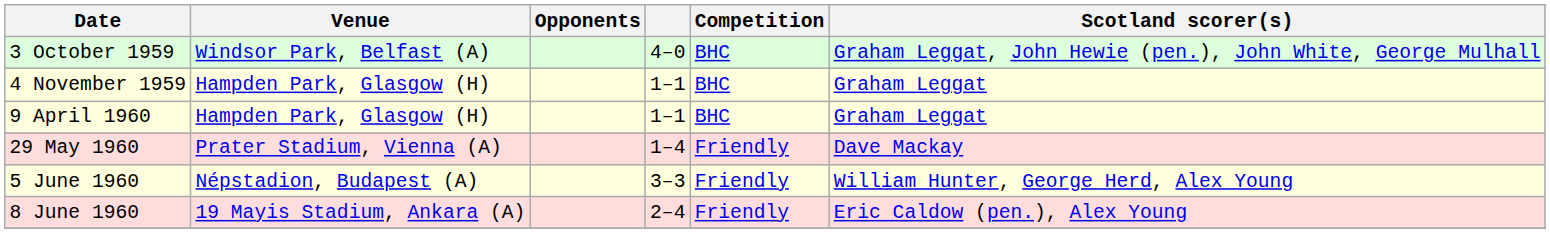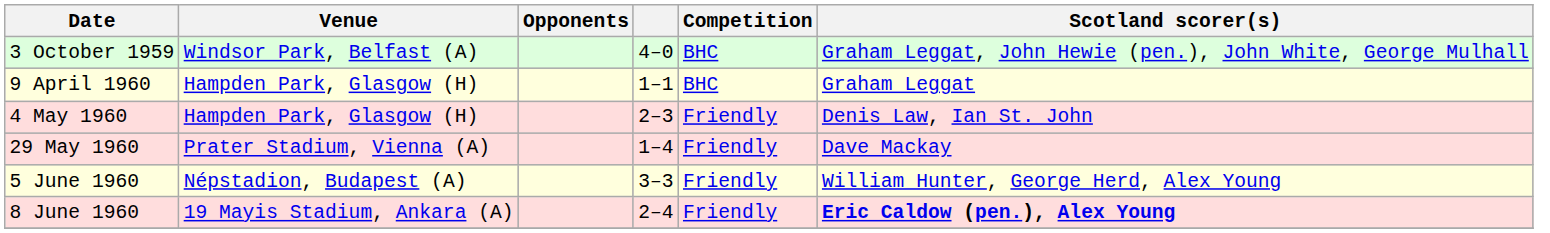- row: (98, 85)
+ row: (68, 117)
(1010, 213) normal -> (999, 213) bold
